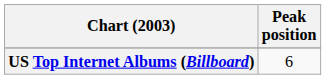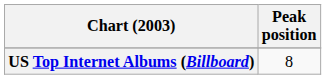(289, 61) 6 -> (289, 61) 8
